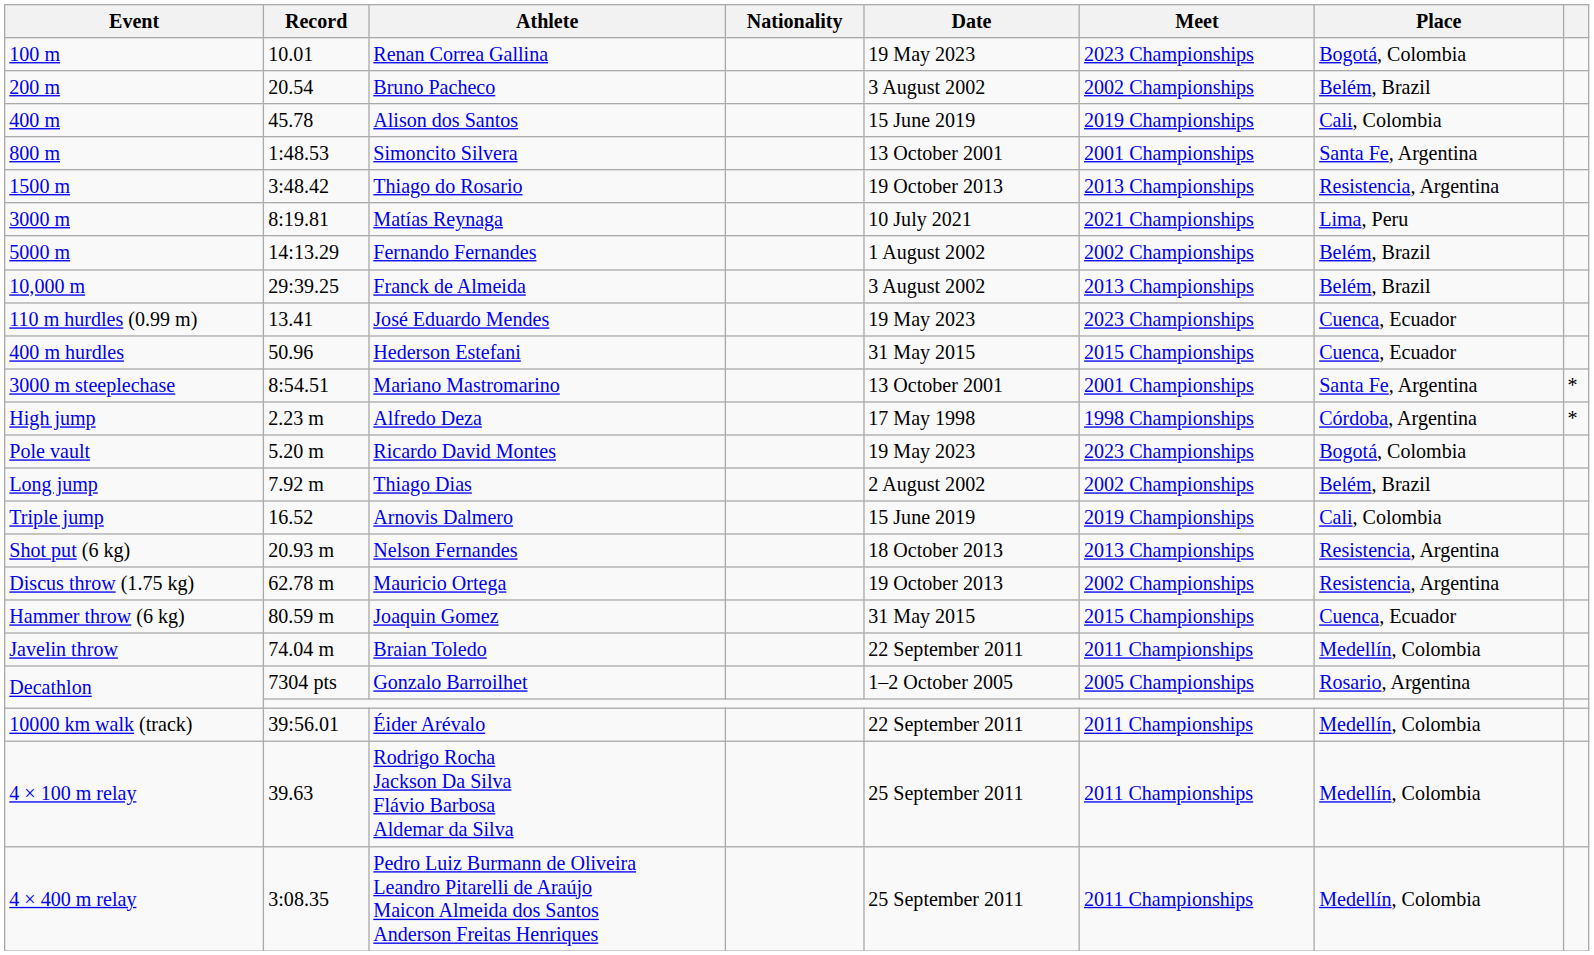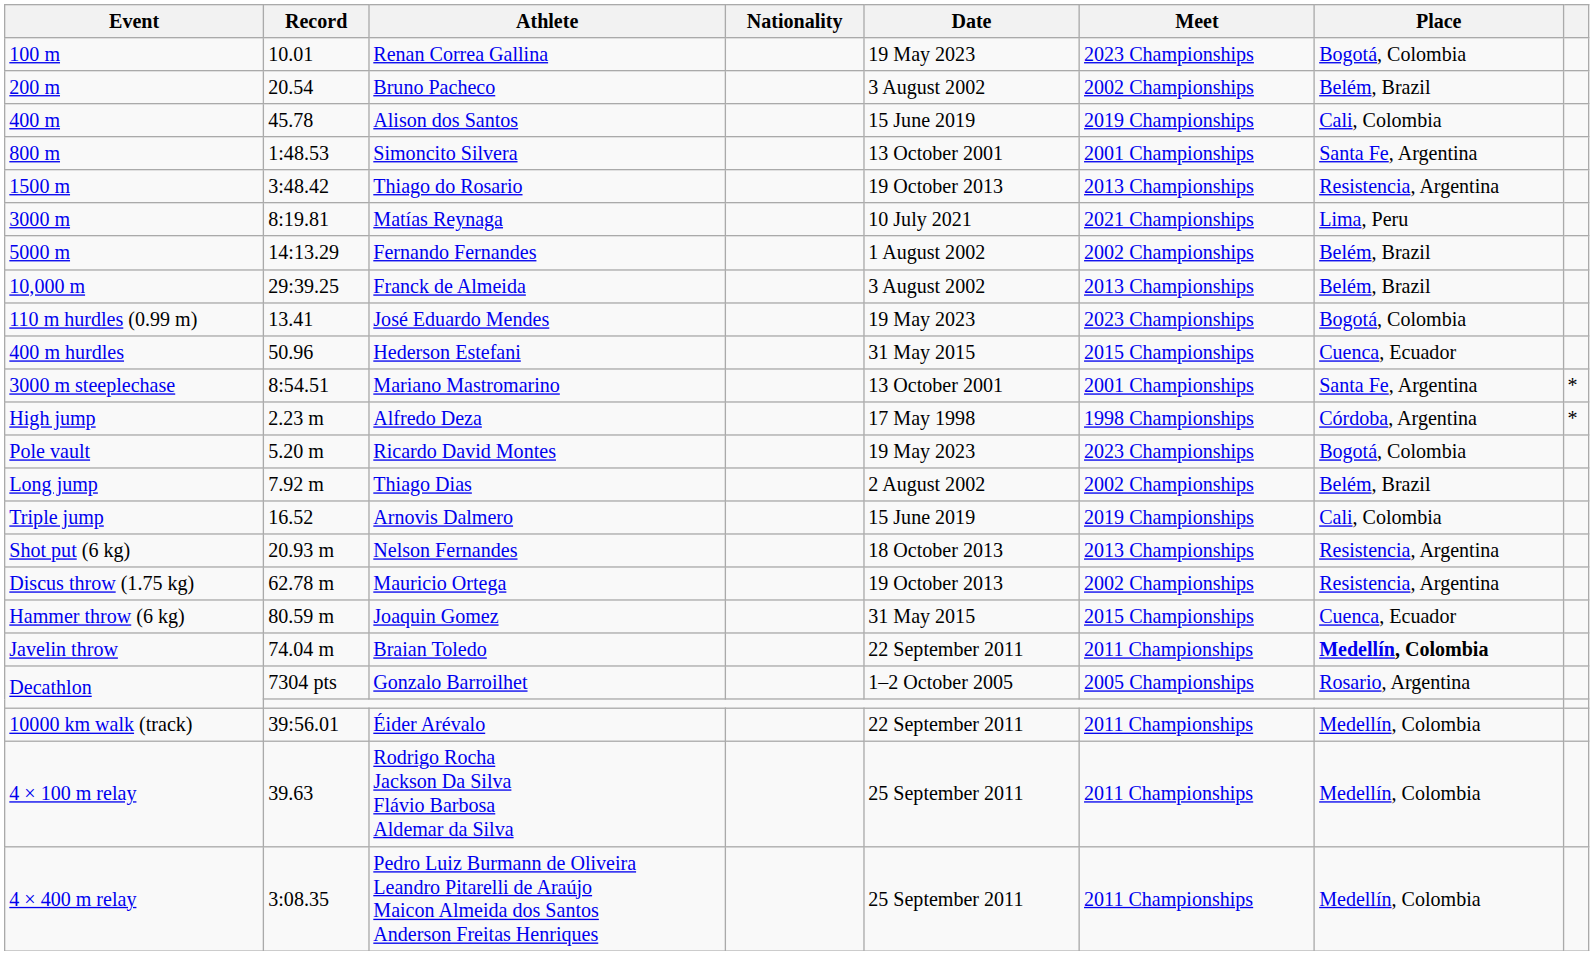(1388, 318) Cuenca, Ecuador -> (1393, 318) Bogotá, Colombia
(1400, 649) normal -> (1404, 649) bold
